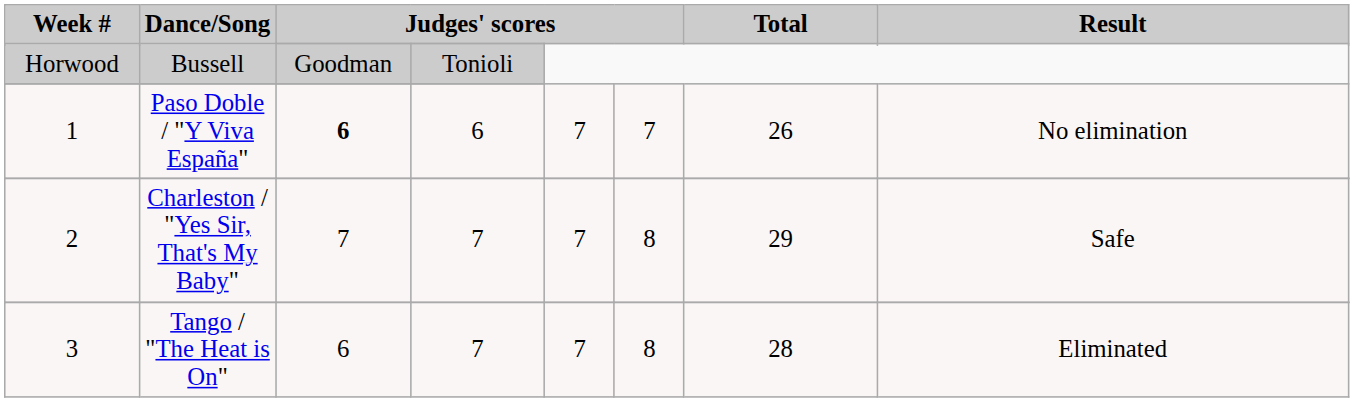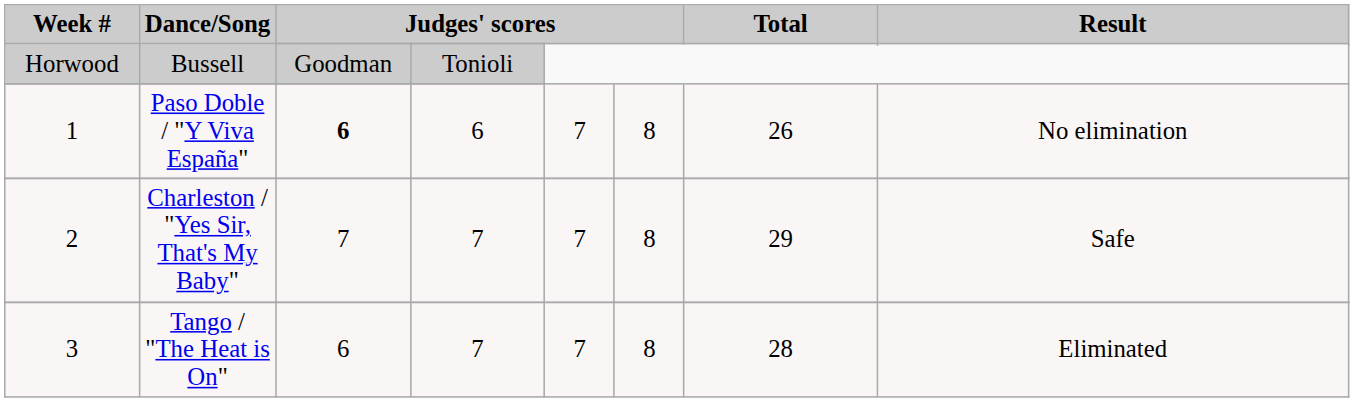(649, 130) 7 -> (649, 130) 8
